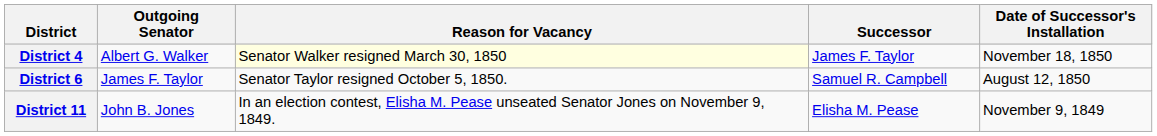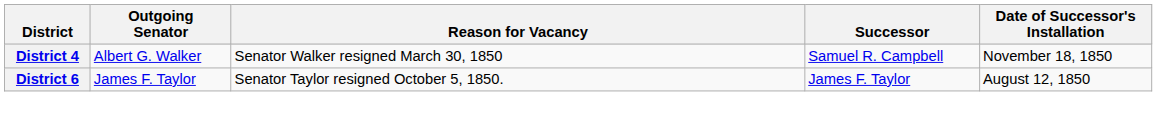(372, 56) lightyellow background -> (369, 56) no background
(863, 56) James F. Taylor -> (876, 56) Samuel R. Campbell
(880, 79) Samuel R. Campbell -> (859, 79) James F. Taylor
- row: (51, 111)
